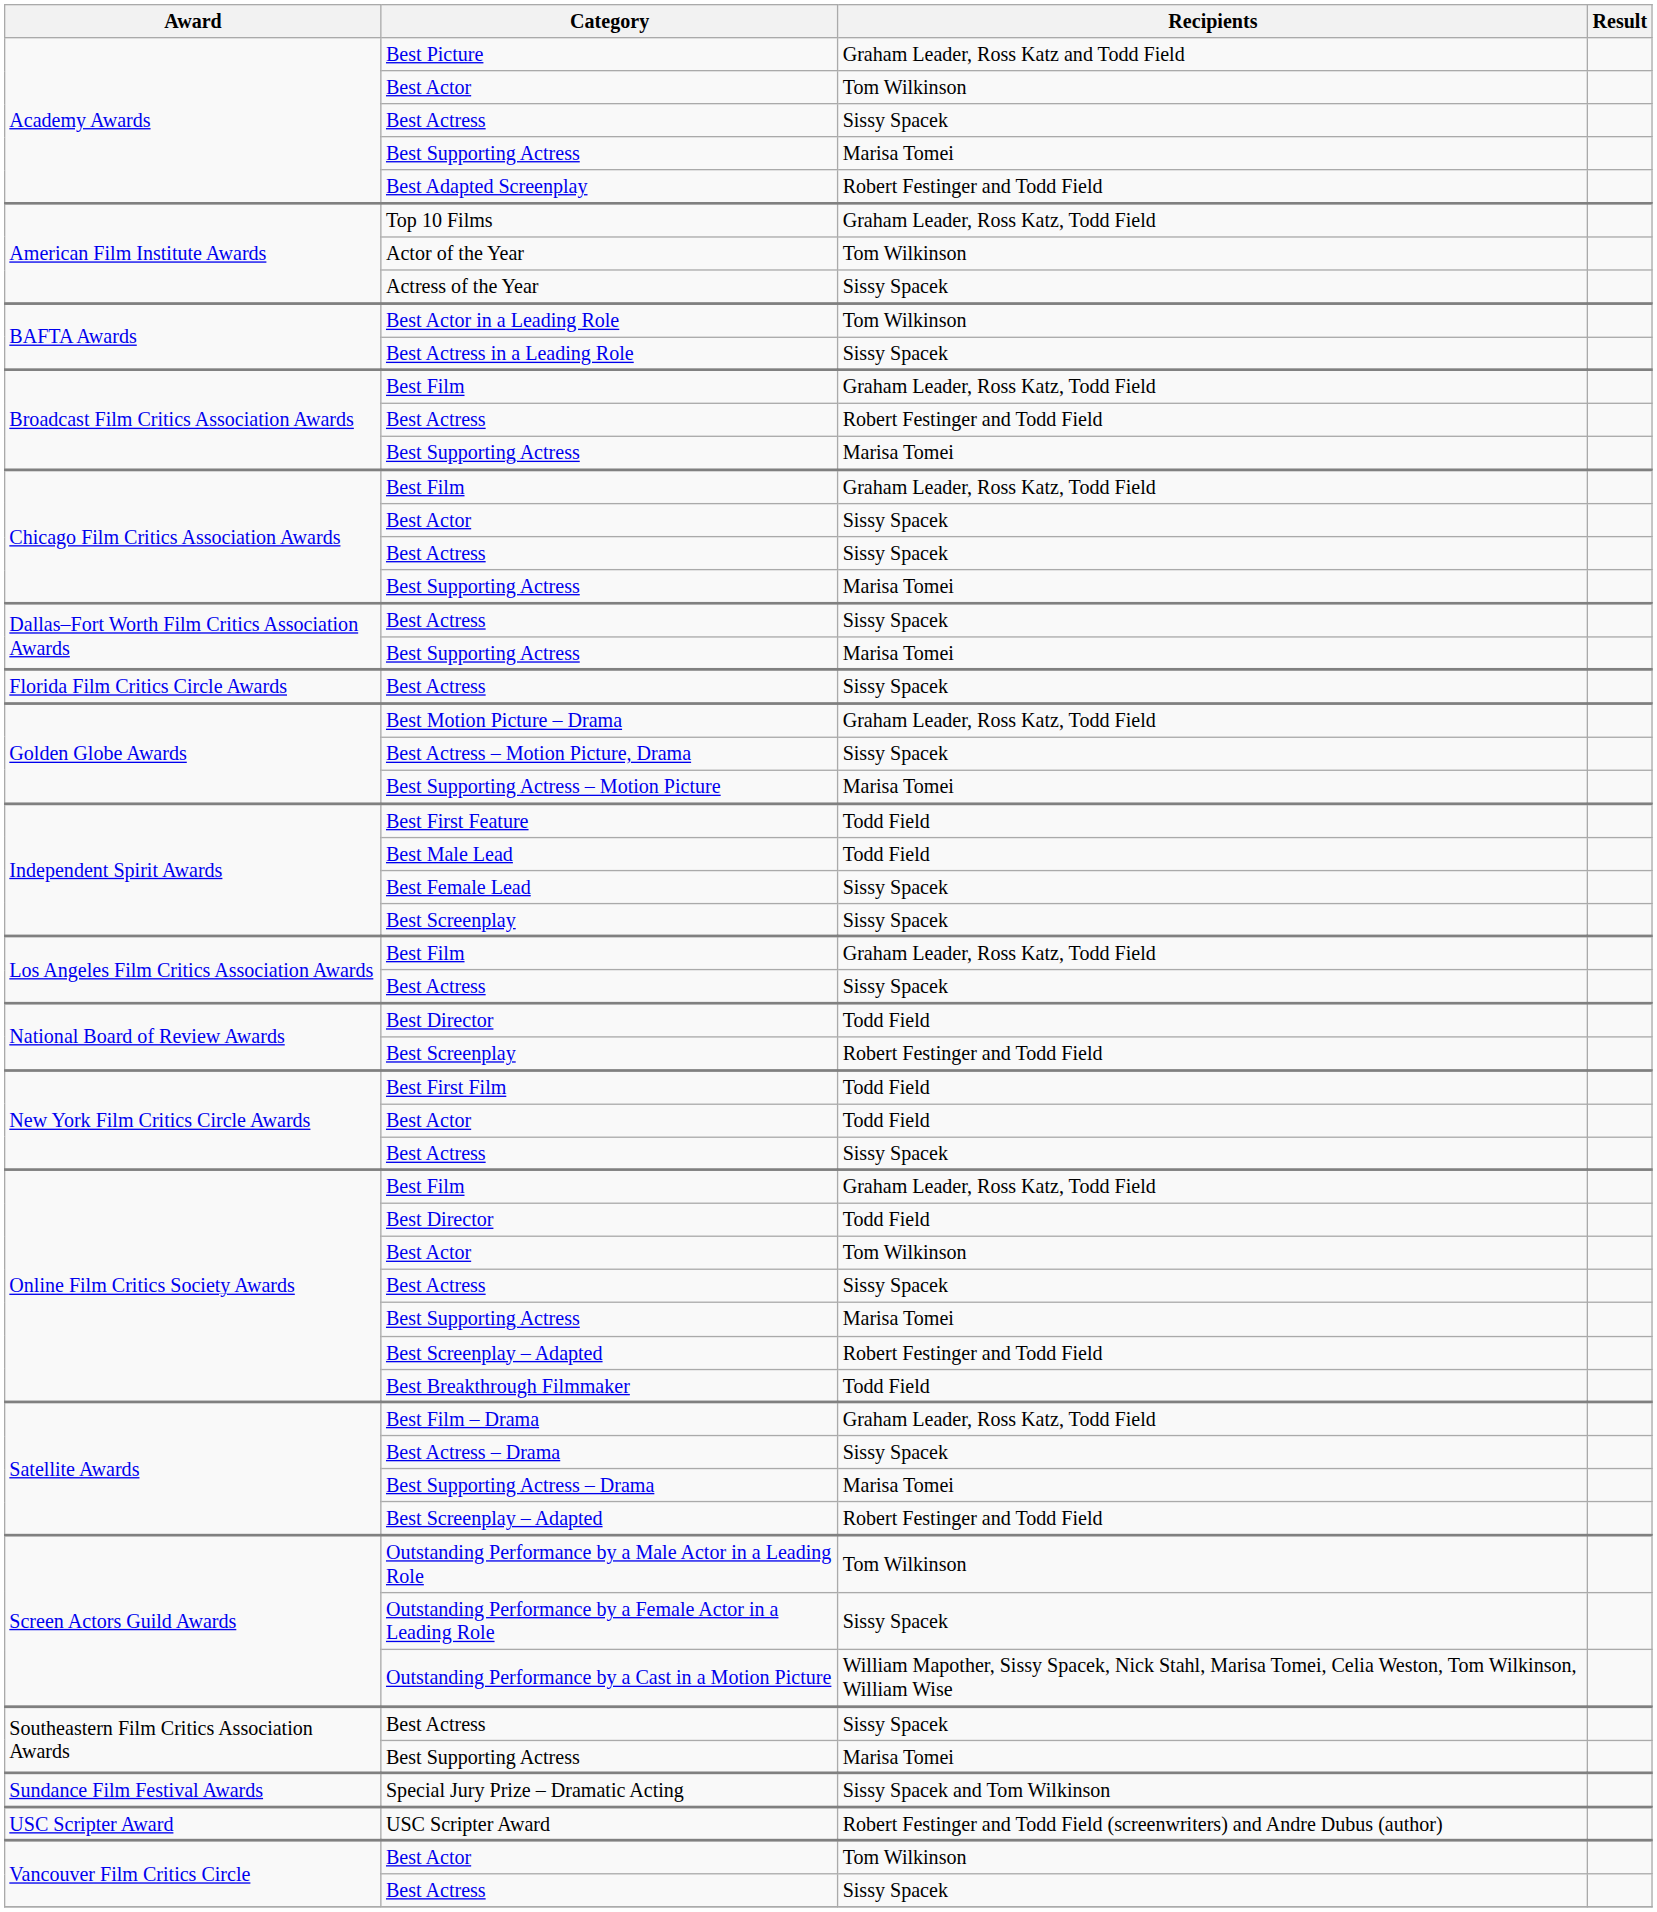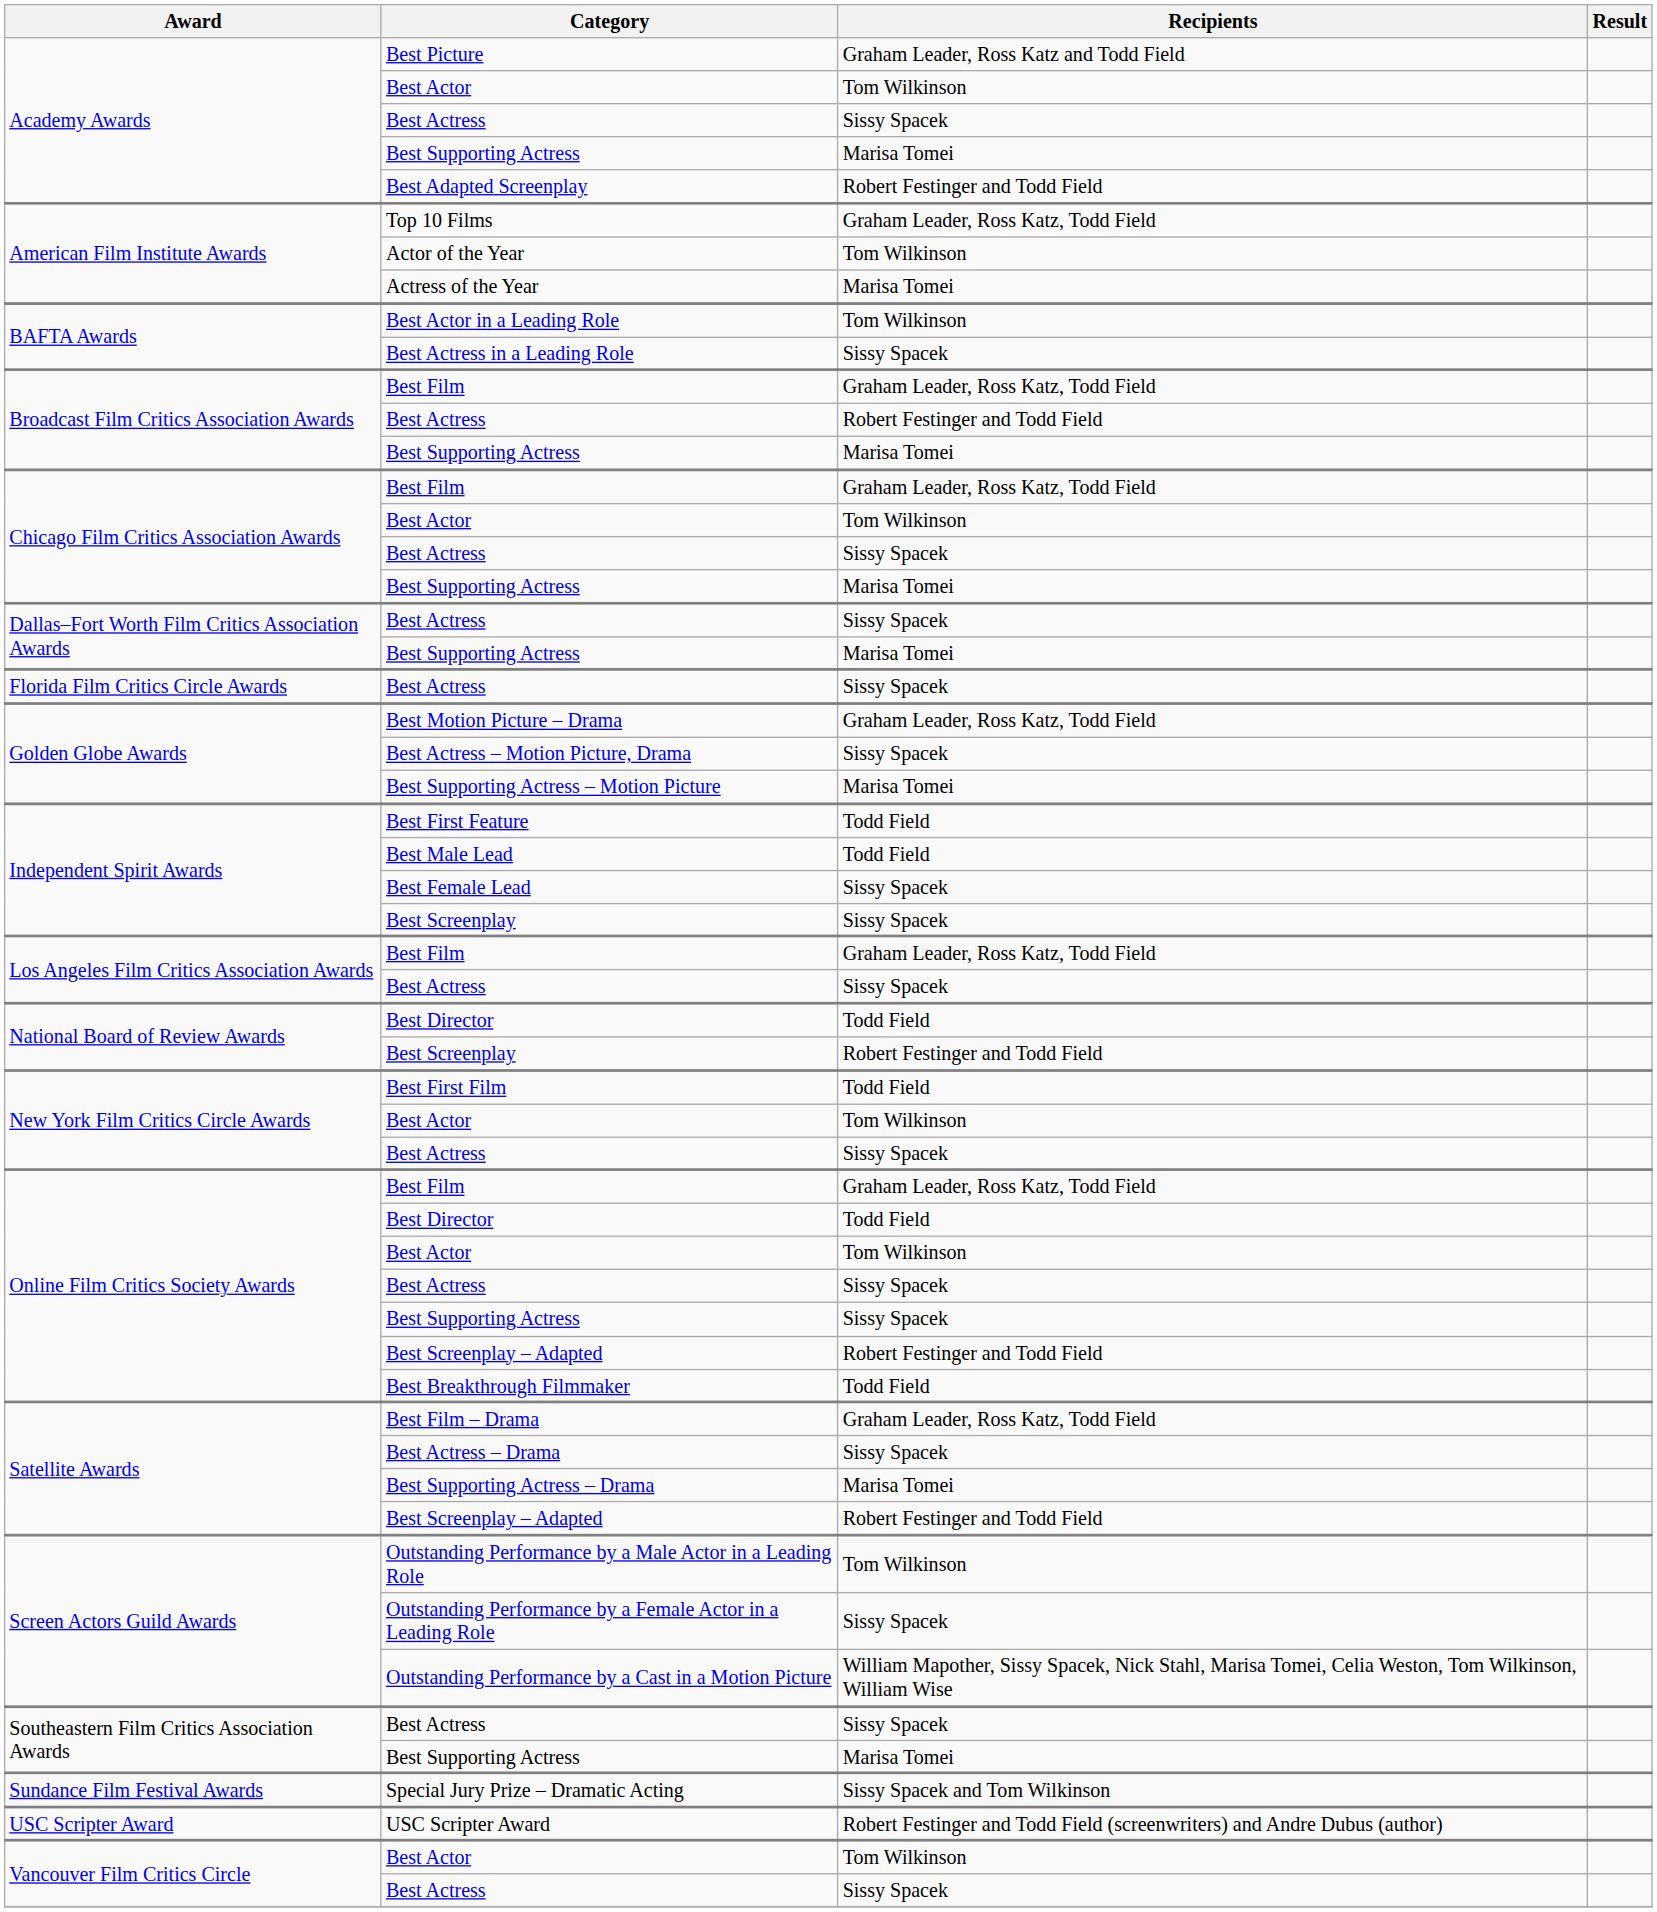(895, 286) Sissy Spacek -> (898, 286) Marisa Tomei
(895, 520) Sissy Spacek -> (905, 520) Tom Wilkinson
(886, 1120) Todd Field -> (905, 1120) Tom Wilkinson
(898, 1319) Marisa Tomei -> (895, 1319) Sissy Spacek
